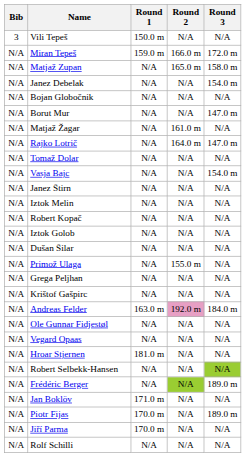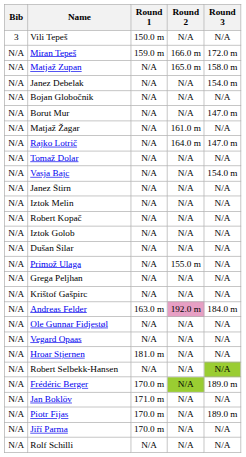(149, 384) N/A -> (149, 384) 170.0 m
